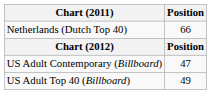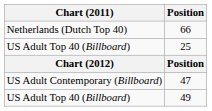+ row: (186, 47)
